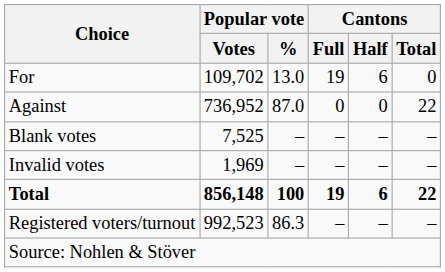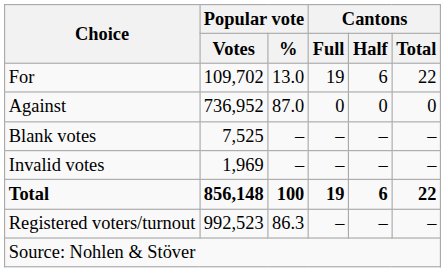(432, 77) 0 -> (427, 77) 22
(427, 106) 22 -> (432, 106) 0
